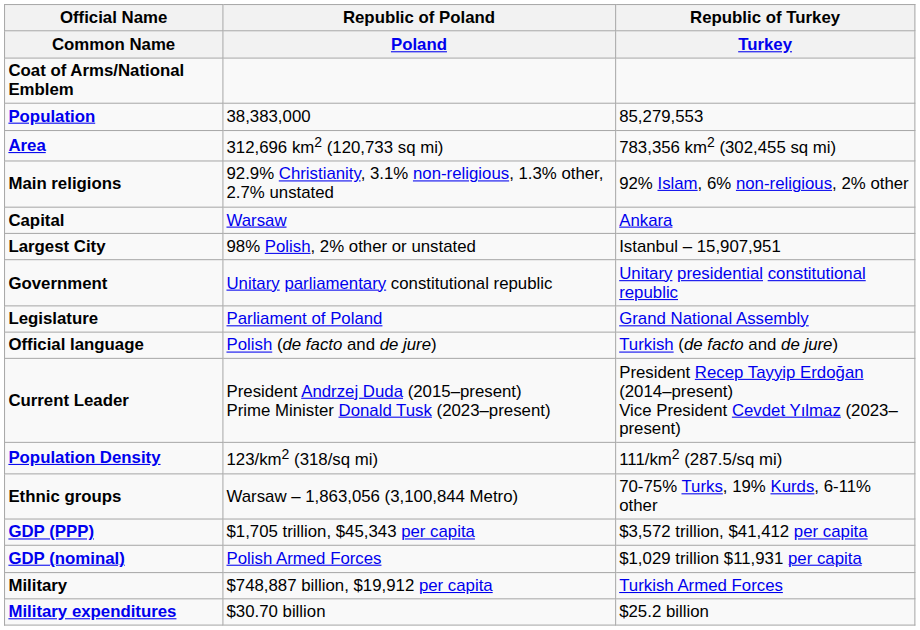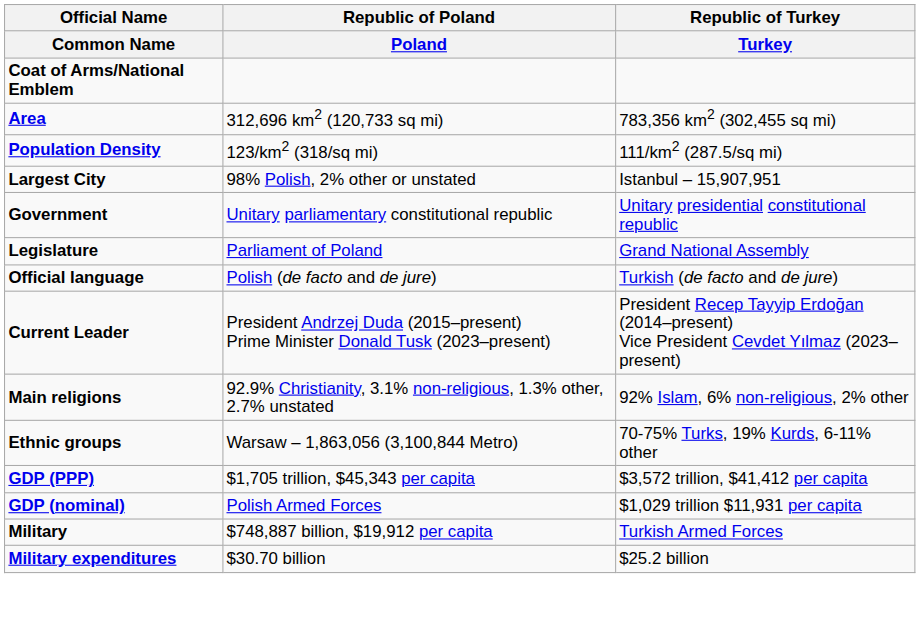- row: (52, 116)
rows swapped: (84, 457) <-> (65, 183)
- row: (36, 220)
